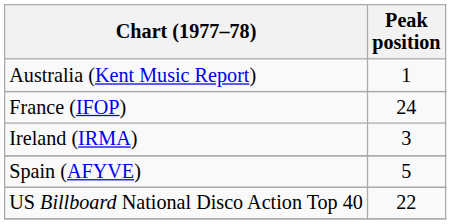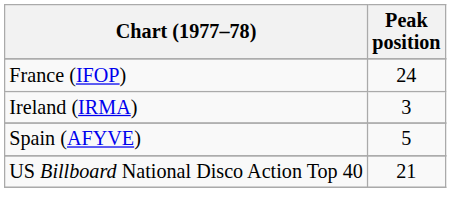- row: (133, 75)
(406, 203) 22 -> (406, 171) 21
